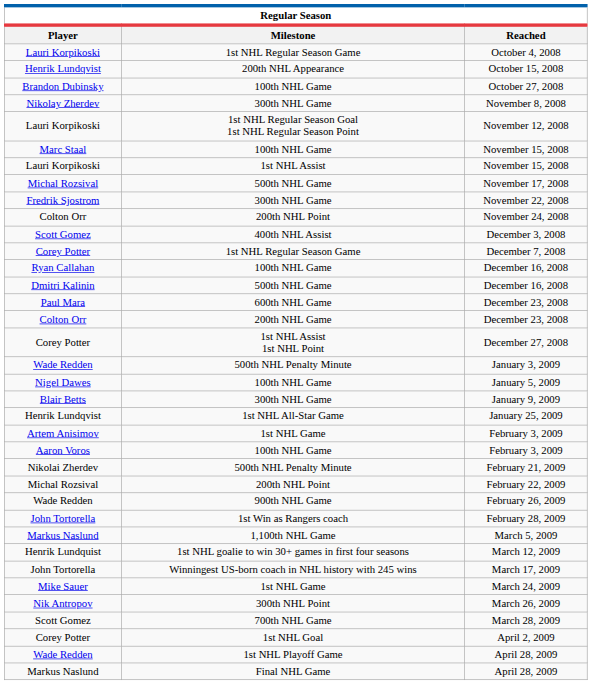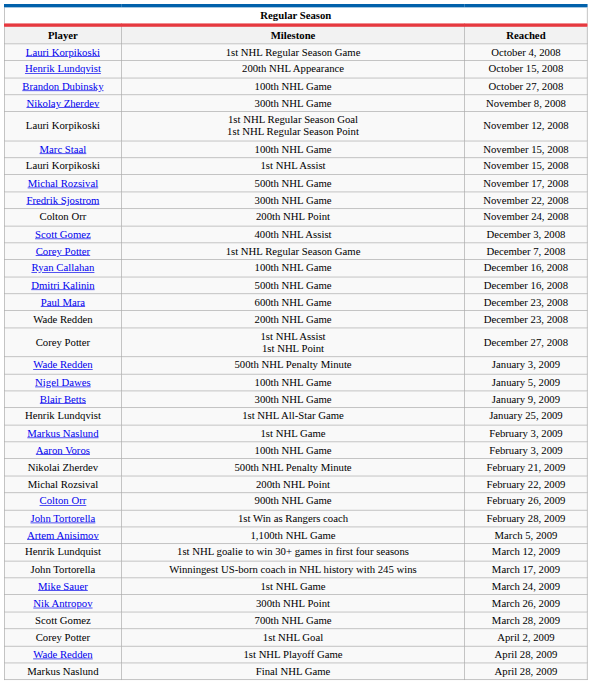(63, 319) Colton Orr -> (63, 319) Wade Redden
(63, 433) Artem Anisimov -> (63, 433) Markus Naslund
(63, 501) Wade Redden -> (63, 501) Colton Orr
(63, 535) Markus Naslund -> (63, 535) Artem Anisimov
